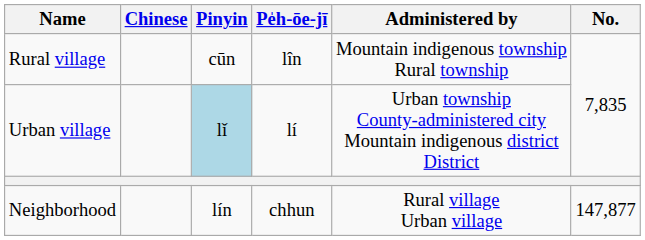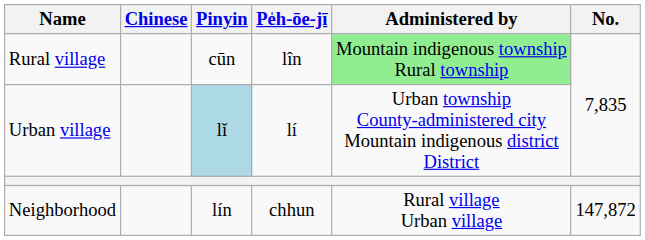(451, 59) no background -> (451, 59) lightgreen background
(606, 210) 147,877 -> (606, 210) 147,872
